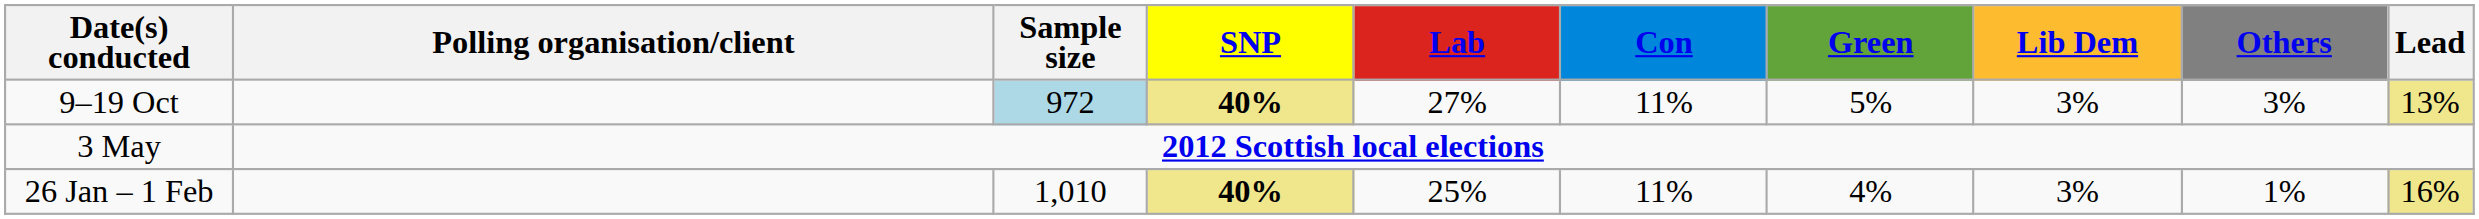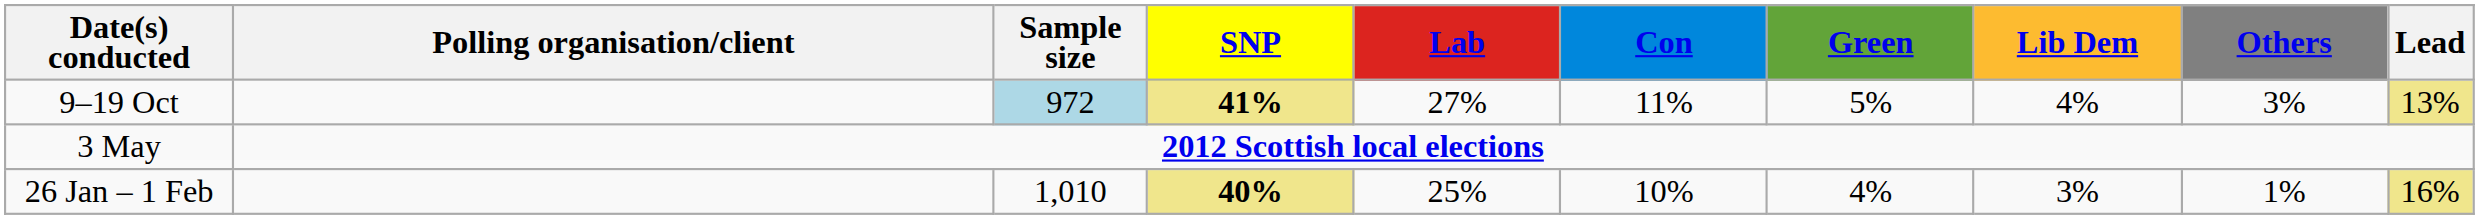(1251, 101) 40% -> (1251, 101) 41%
(2077, 101) 3% -> (2077, 101) 4%
(1664, 191) 11% -> (1664, 191) 10%
